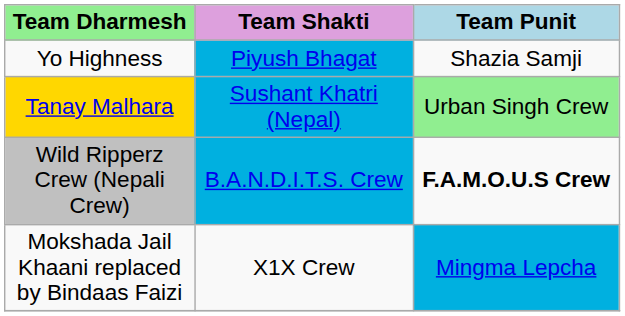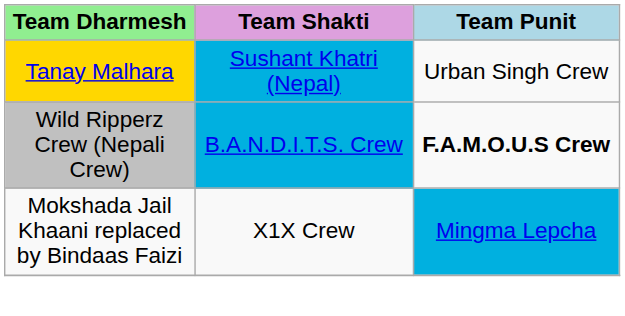- row: (100, 58)
(516, 106) lightgreen background -> (516, 70) no background
